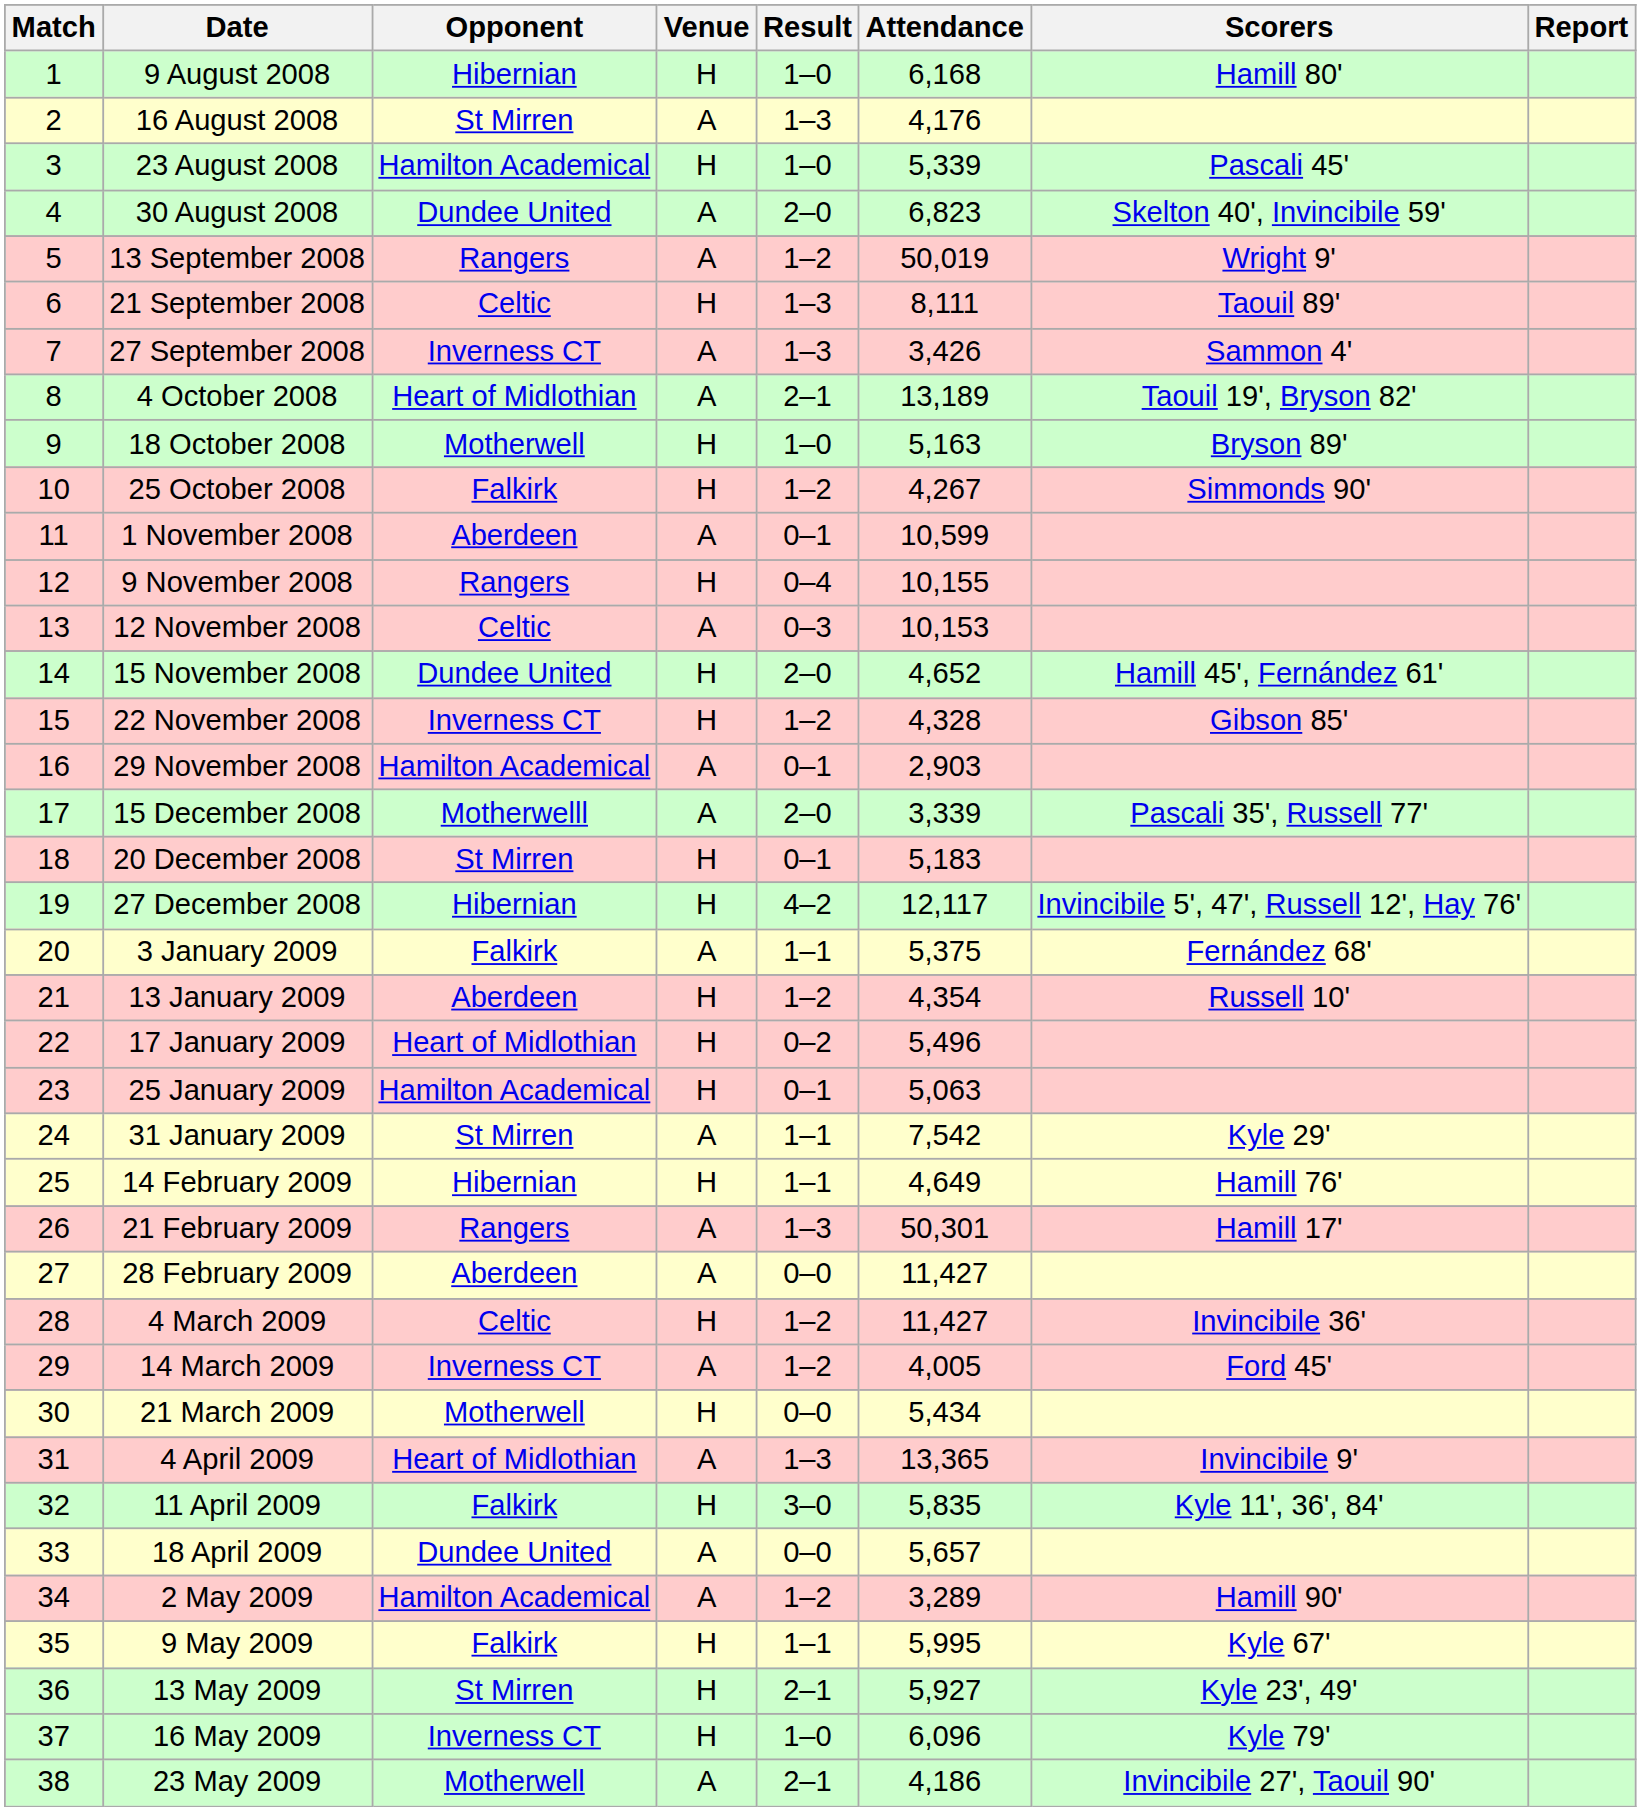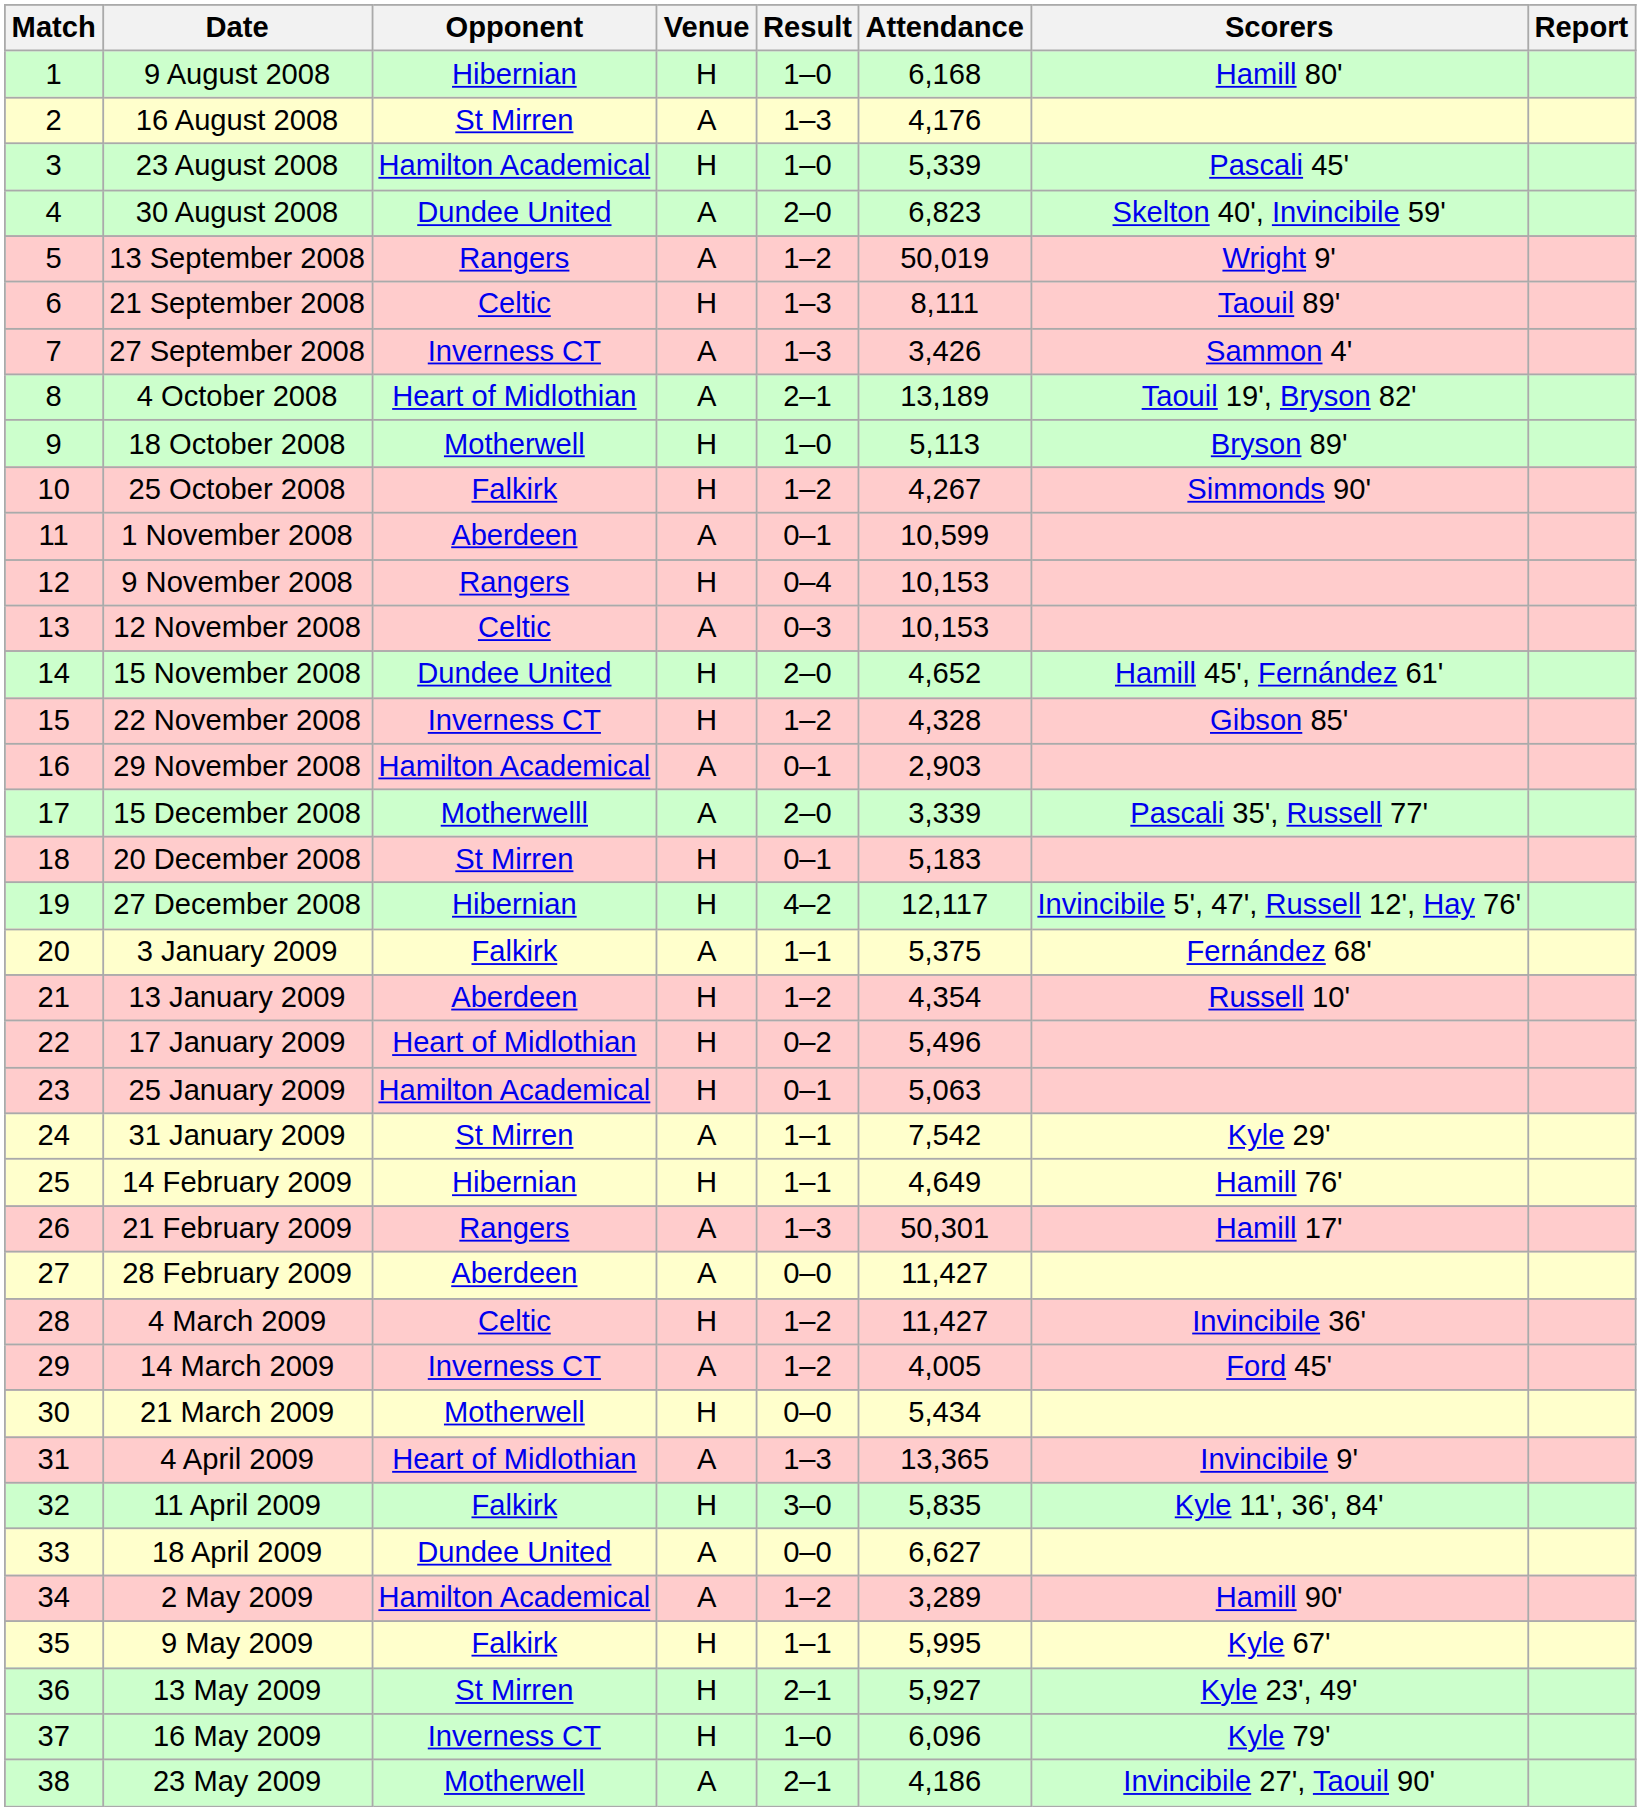(945, 443) 5,163 -> (945, 443) 5,113
(945, 581) 10,155 -> (945, 581) 10,153
(945, 1551) 5,657 -> (945, 1551) 6,627
